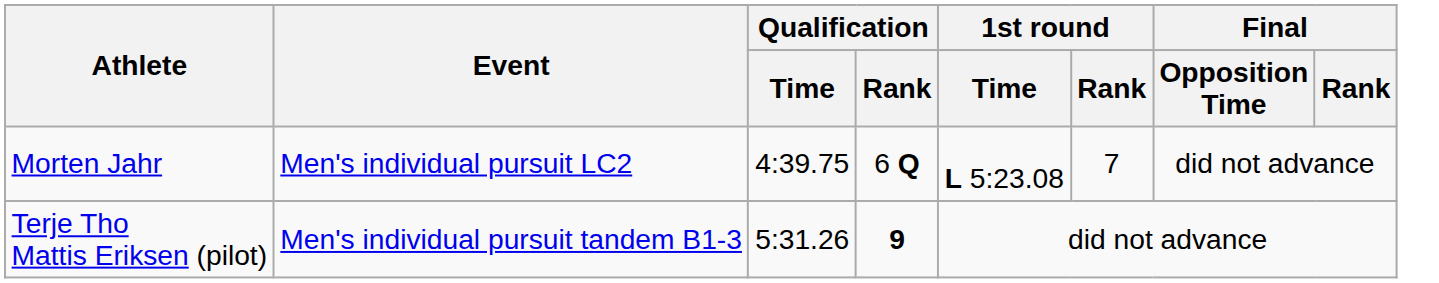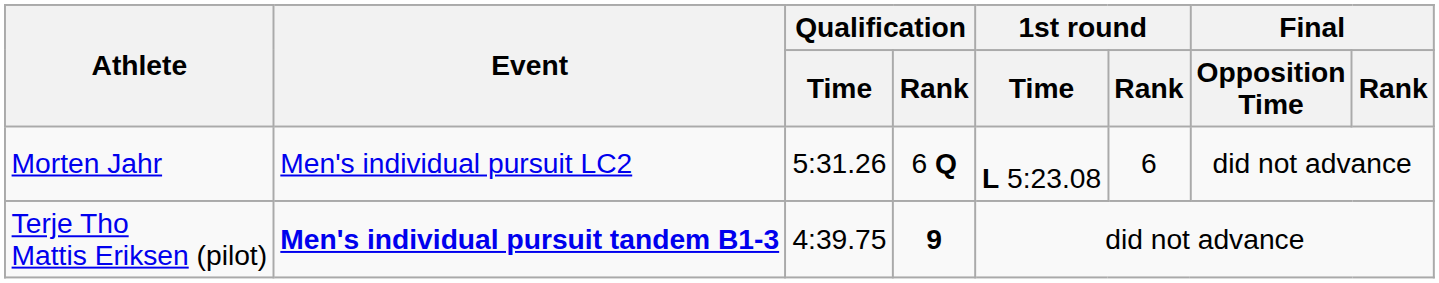(802, 164) 4:39.75 -> (839, 164) 5:31.26
(1112, 164) 7 -> (1149, 164) 6
(511, 240) normal -> (530, 240) bold
(802, 240) 5:31.26 -> (839, 240) 4:39.75
